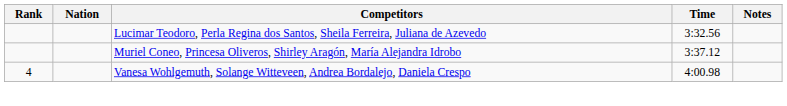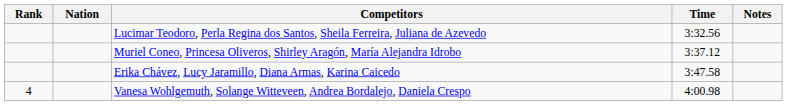+ row: (257, 72)
